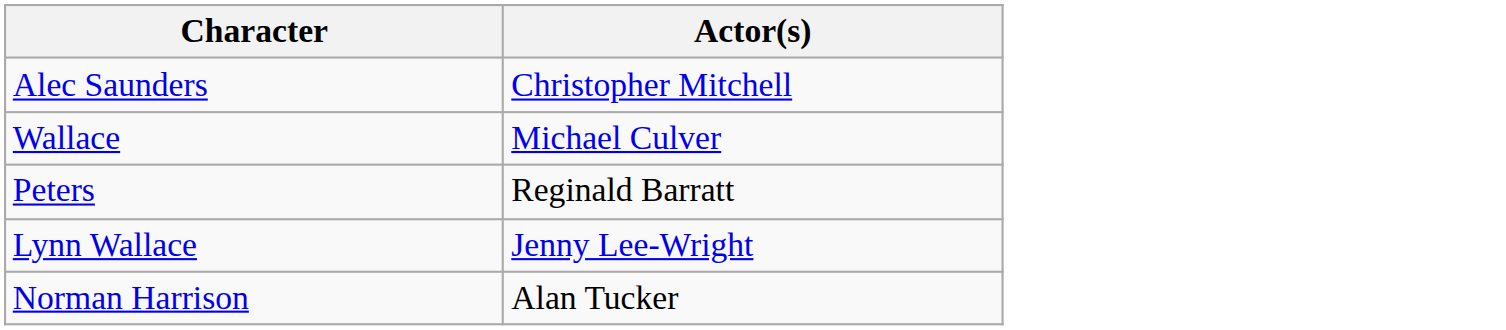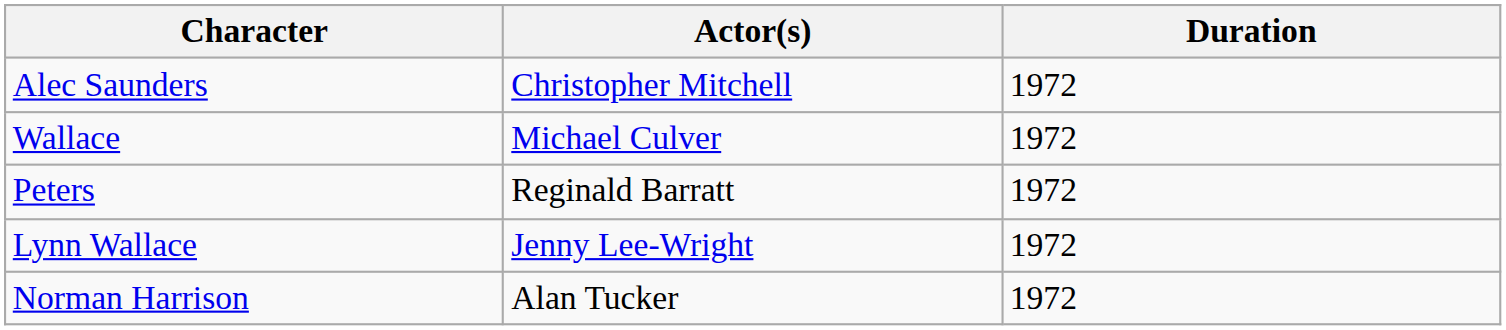+ column: (1251, 31)
